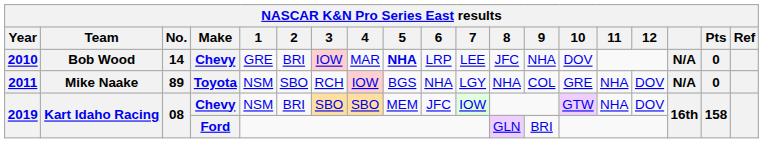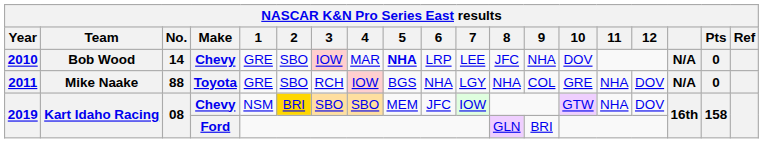(294, 60) BRI -> (294, 60) SBO
(176, 82) 89 -> (176, 82) 88
(258, 82) NSM -> (258, 82) GRE
(294, 104) no background -> (294, 104) gold background
